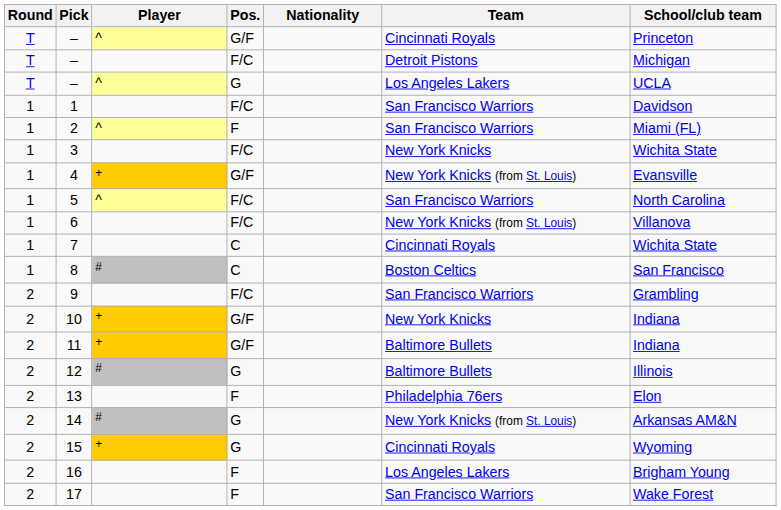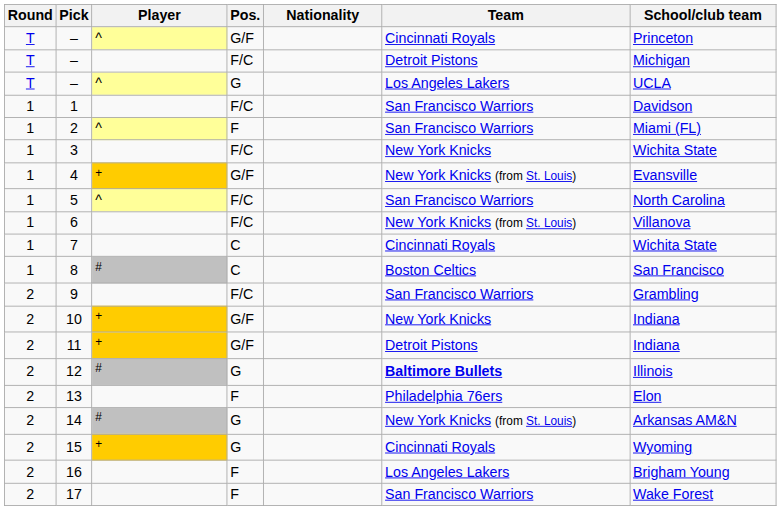(439, 345) Baltimore Bullets -> (431, 345) Detroit Pistons
(439, 371) normal -> (444, 371) bold
